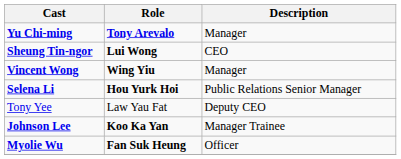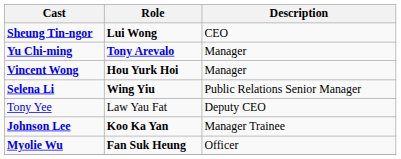rows swapped: (50, 51) <-> (40, 32)
(131, 70) Wing Yiu -> (143, 70) Hou Yurk Hoi
(143, 88) Hou Yurk Hoi -> (131, 88) Wing Yiu
